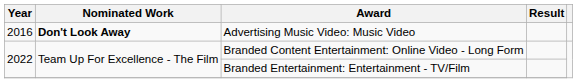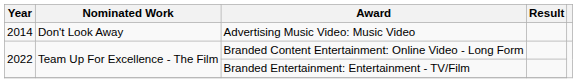(20, 31) 2016 -> (20, 31) 2014
(84, 31) bold -> (81, 31) normal
